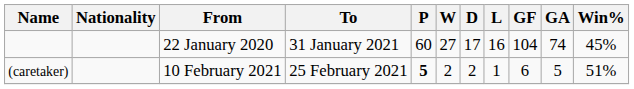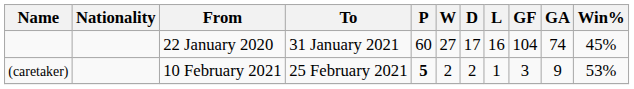(525, 70) 6 -> (525, 70) 3
(558, 70) 5 -> (558, 70) 9
(601, 70) 51% -> (601, 70) 53%
